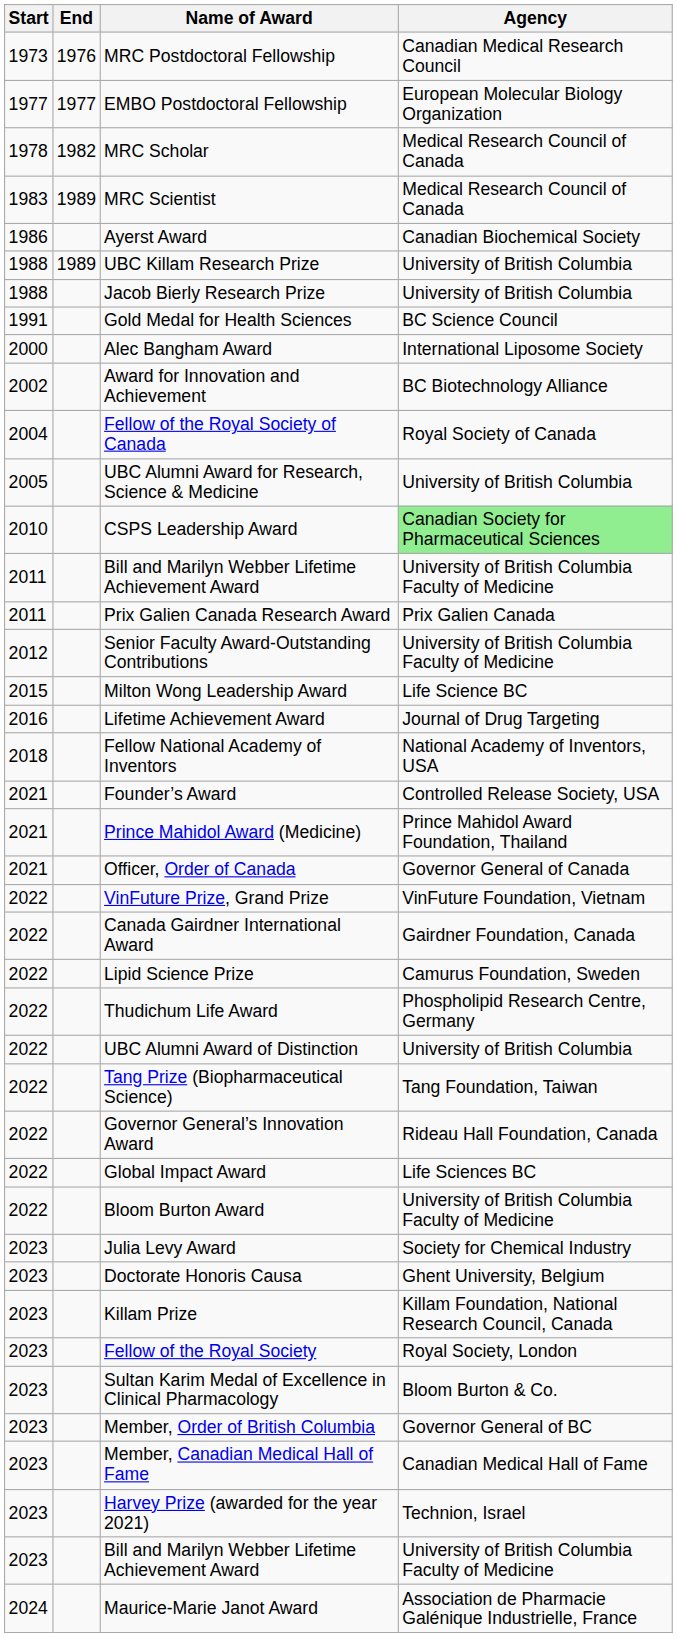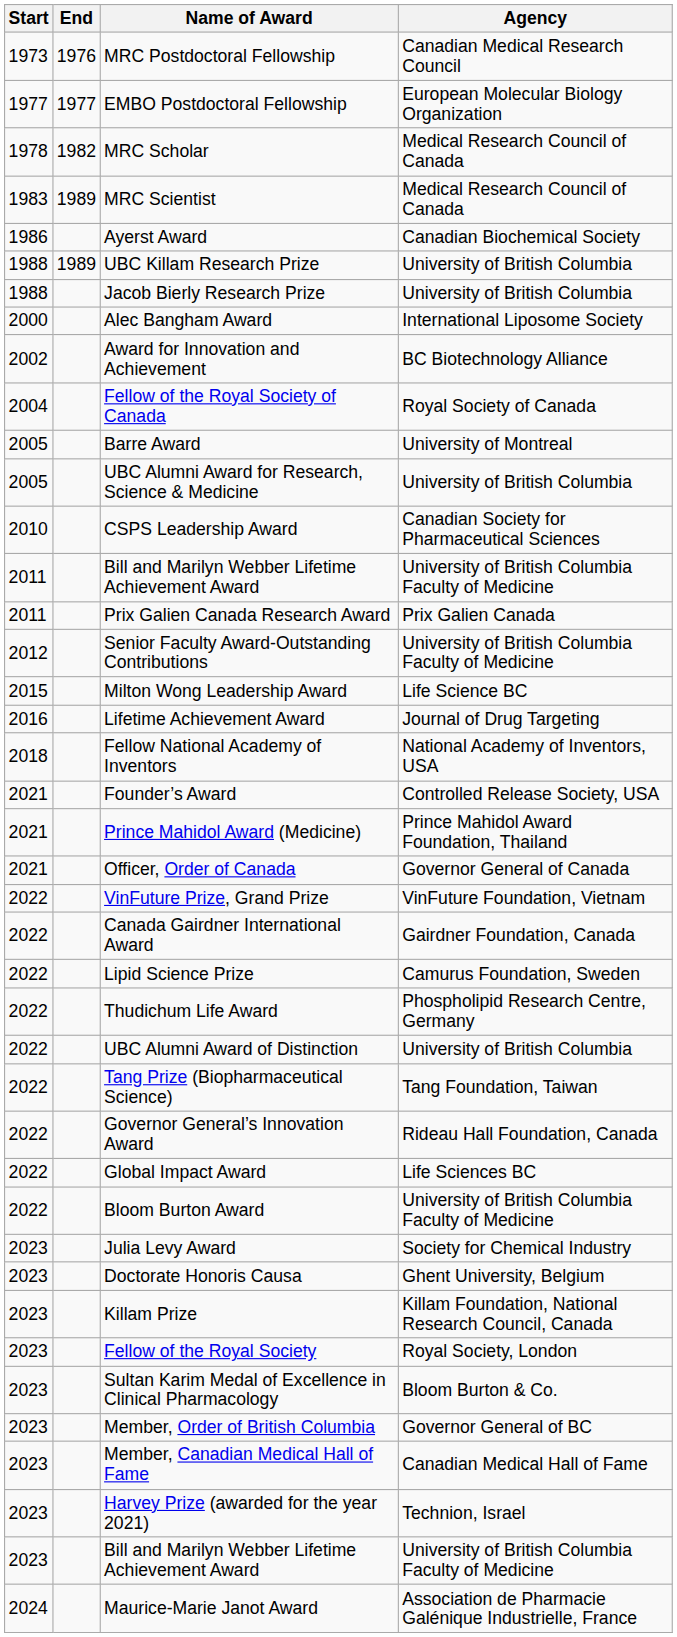- row: (28, 320)
+ row: (28, 444)
(501, 529) lightgreen background -> (501, 529) no background
